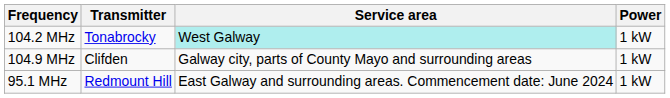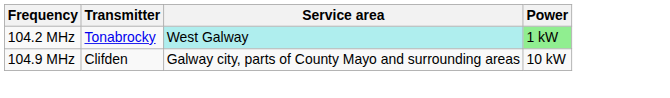(635, 37) no background -> (542, 37) lightgreen background
(635, 59) 1 kW -> (546, 59) 10 kW
- row: (37, 81)
